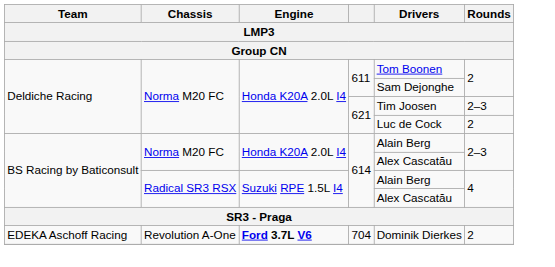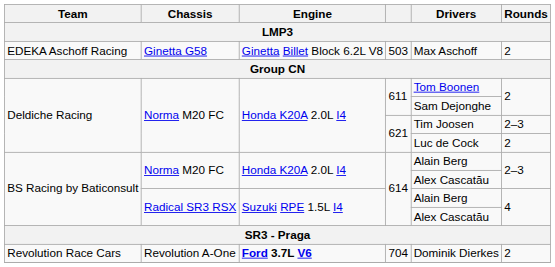+ row: (176, 50)
(67, 234) EDEKA Aschoff Racing -> (64, 253) Revolution Race Cars
